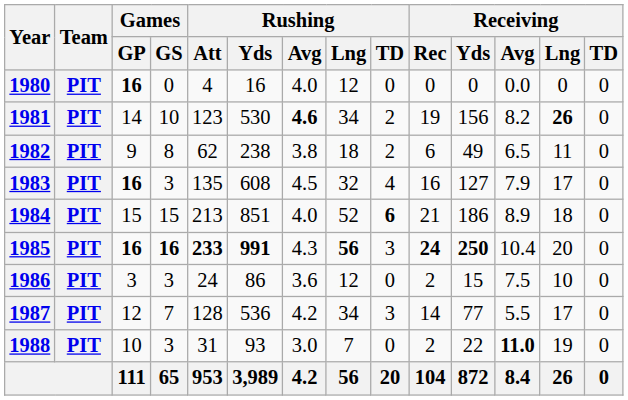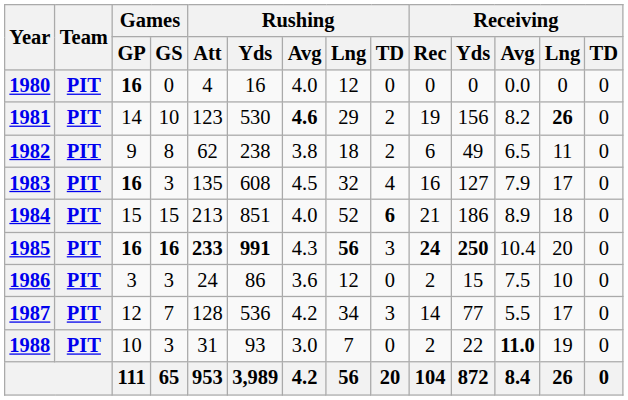(349, 118) 34 -> (349, 118) 29
